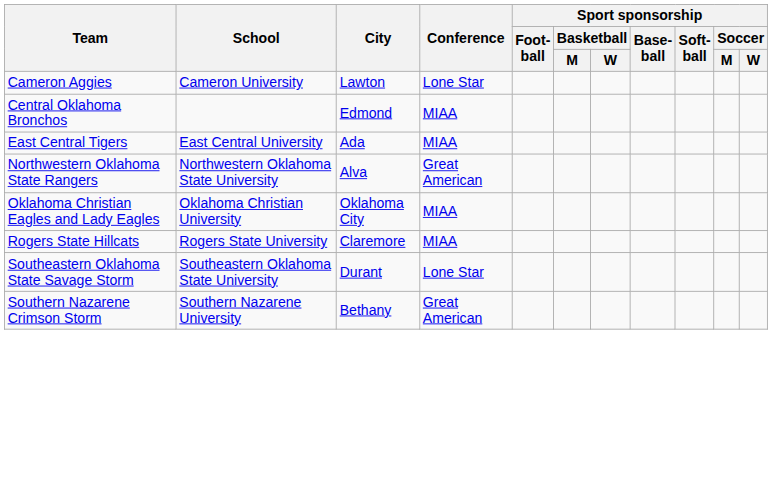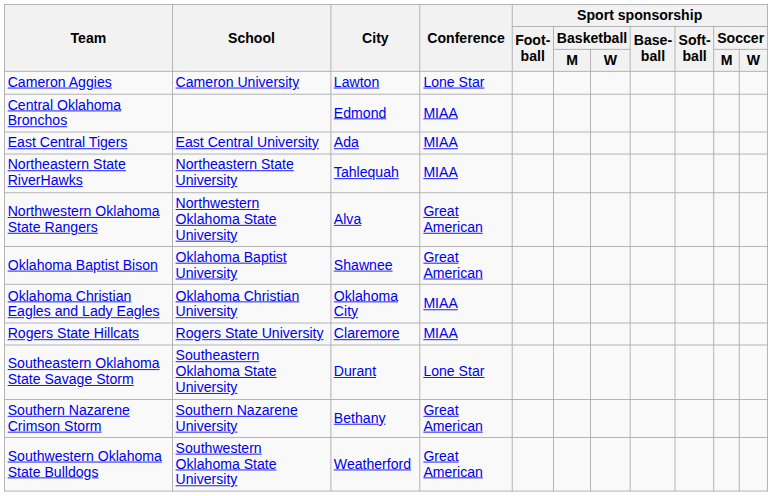+ row: (67, 173)
+ row: (83, 265)
+ row: (85, 464)
